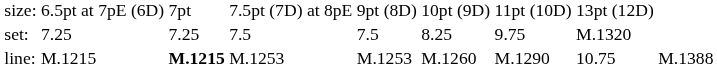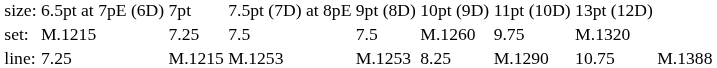(56, 34) 7.25 -> (69, 34) M.1215
(437, 34) 8.25 -> (448, 34) M.1260
(69, 58) M.1215 -> (56, 58) 7.25
(197, 58) bold -> (196, 58) normal
(449, 58) M.1260 -> (436, 58) 8.25
